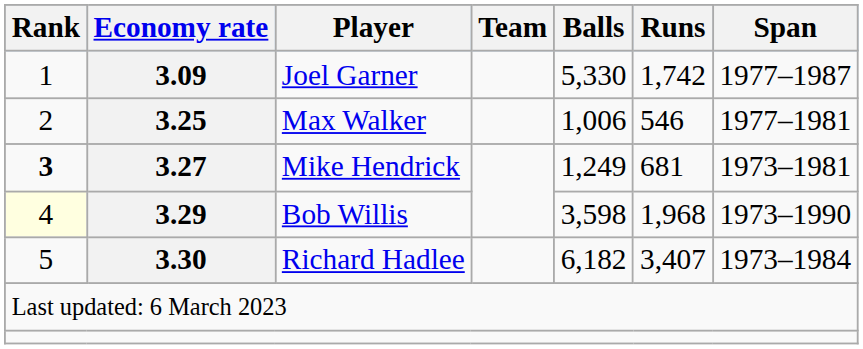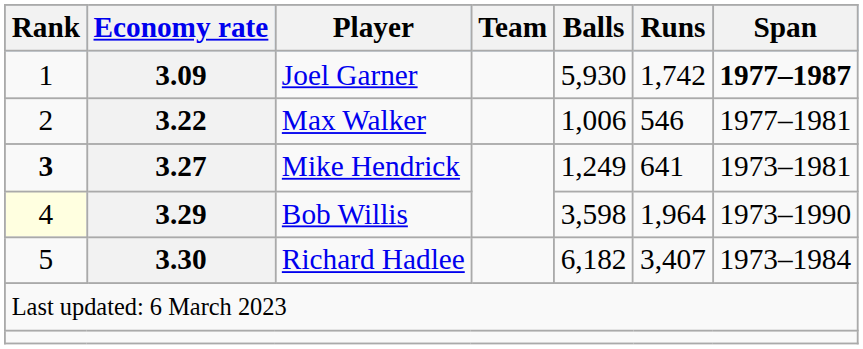(594, 74) 5,330 -> (594, 74) 5,930
(785, 74) normal -> (785, 74) bold
(181, 120) 3.25 -> (181, 120) 3.22
(662, 167) 681 -> (662, 167) 641
(673, 213) 1,968 -> (673, 213) 1,964
